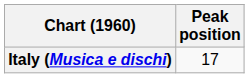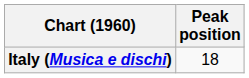(210, 60) 17 -> (210, 60) 18
